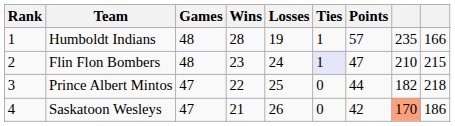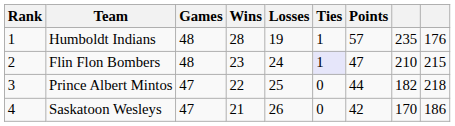(435, 39) 166 -> (435, 39) 176
(406, 109) lightsalmon background -> (406, 109) no background
